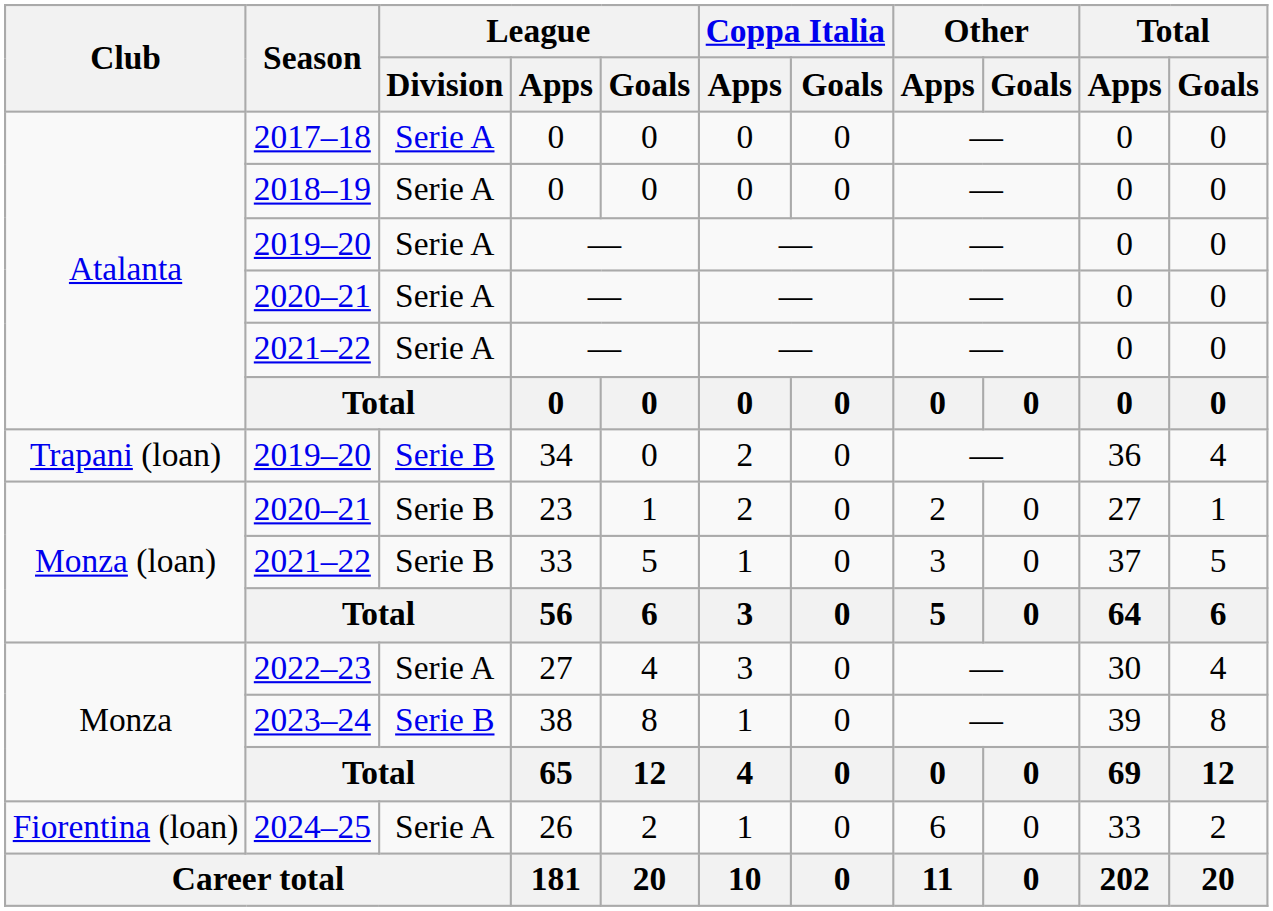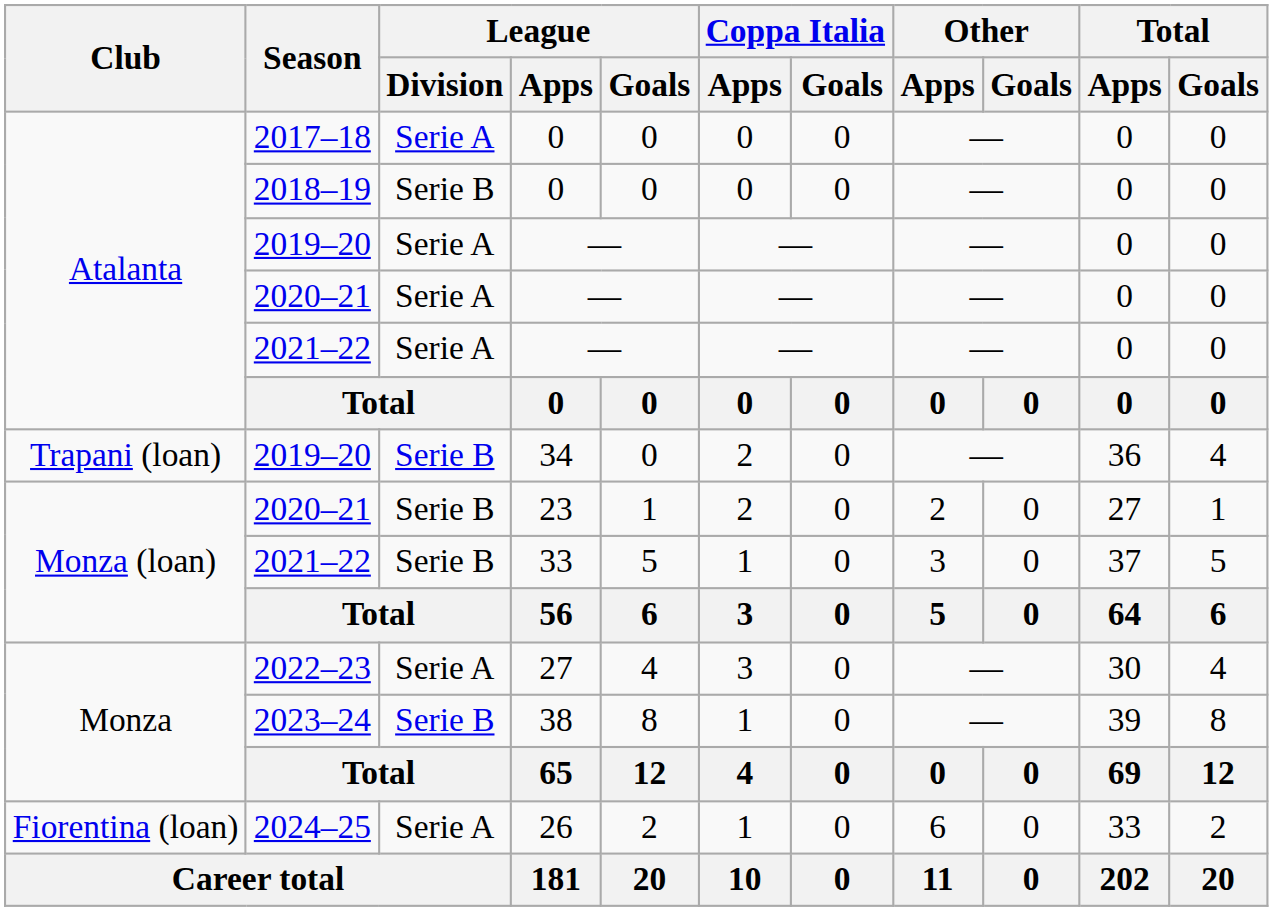(445, 190) Serie A -> (445, 190) Serie B
